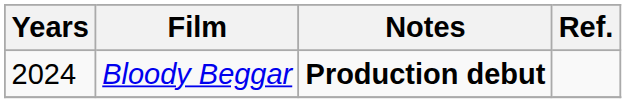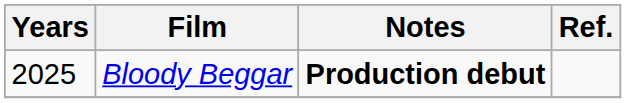(44, 73) 2024 -> (44, 73) 2025
